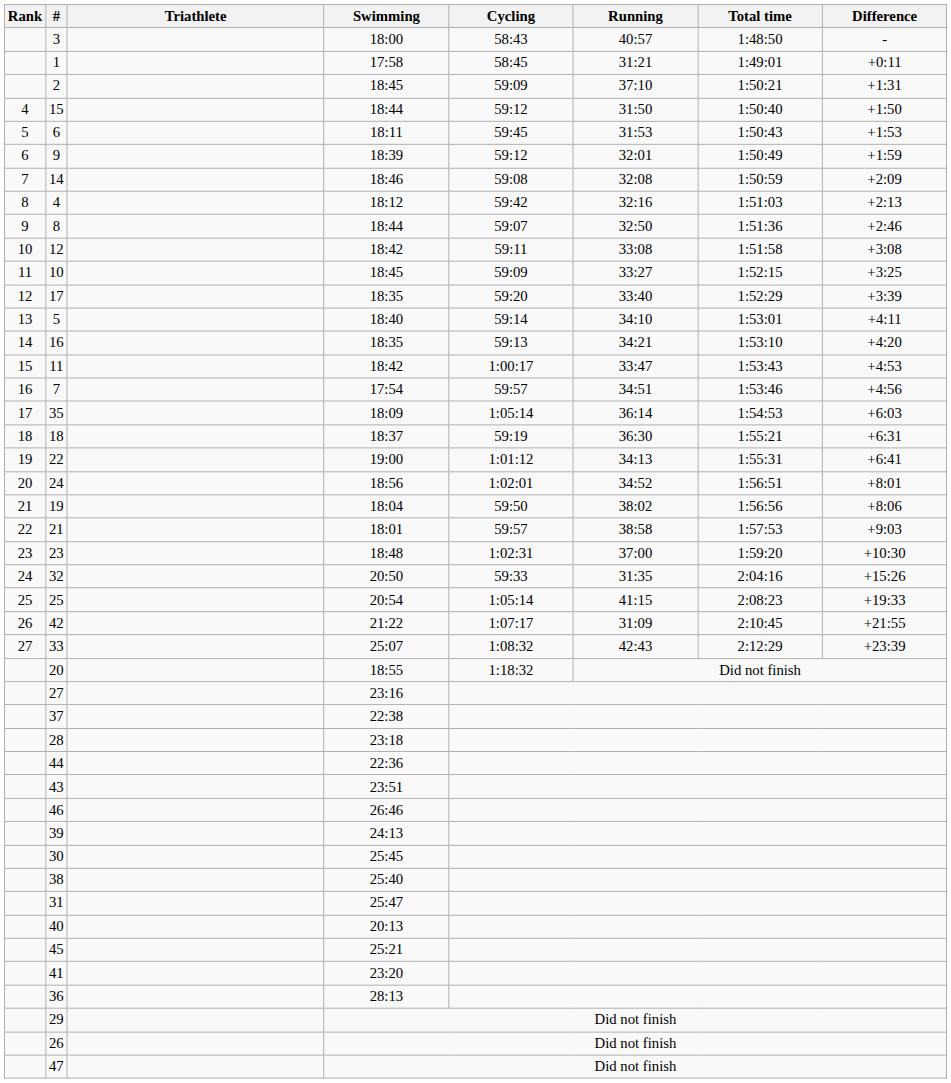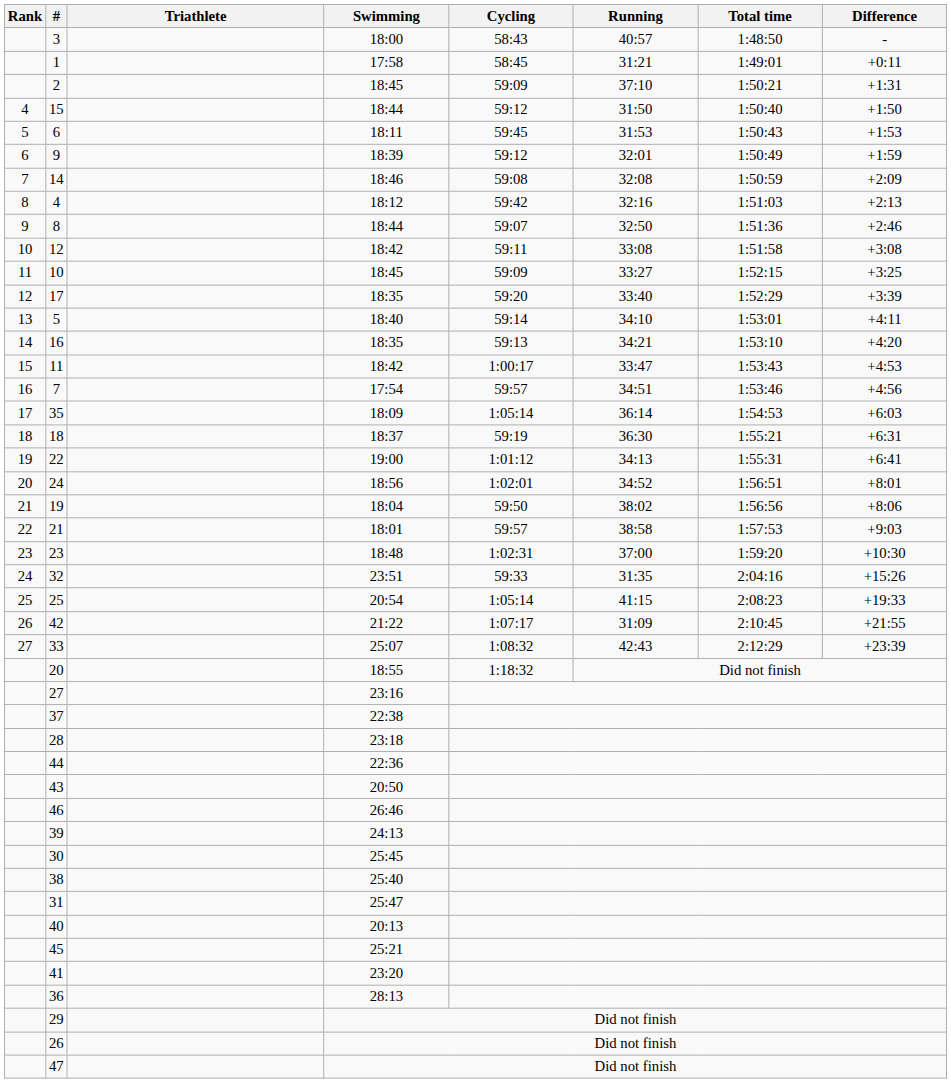(386, 576) 20:50 -> (386, 576) 23:51
(386, 786) 23:51 -> (386, 786) 20:50
